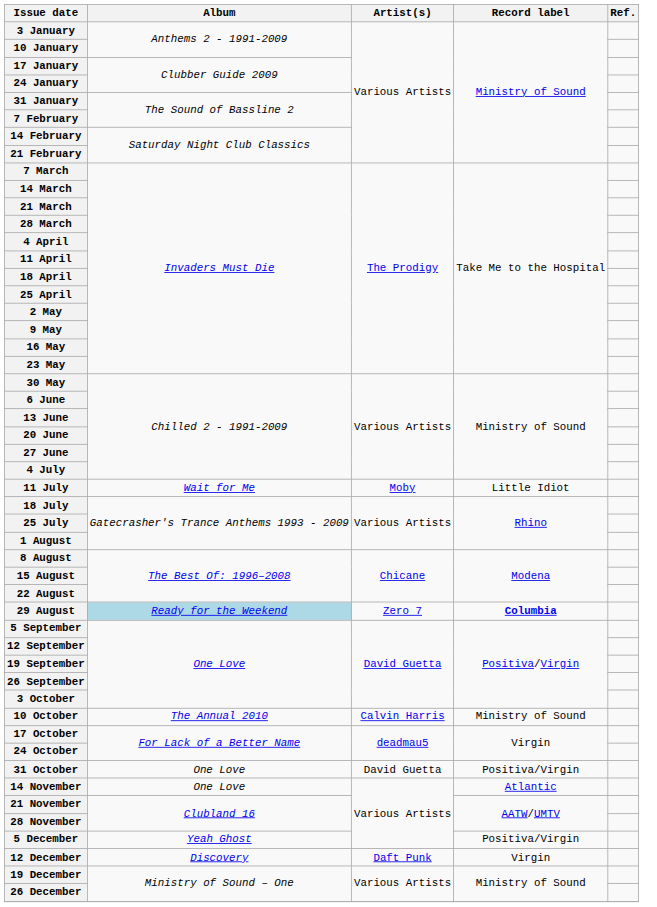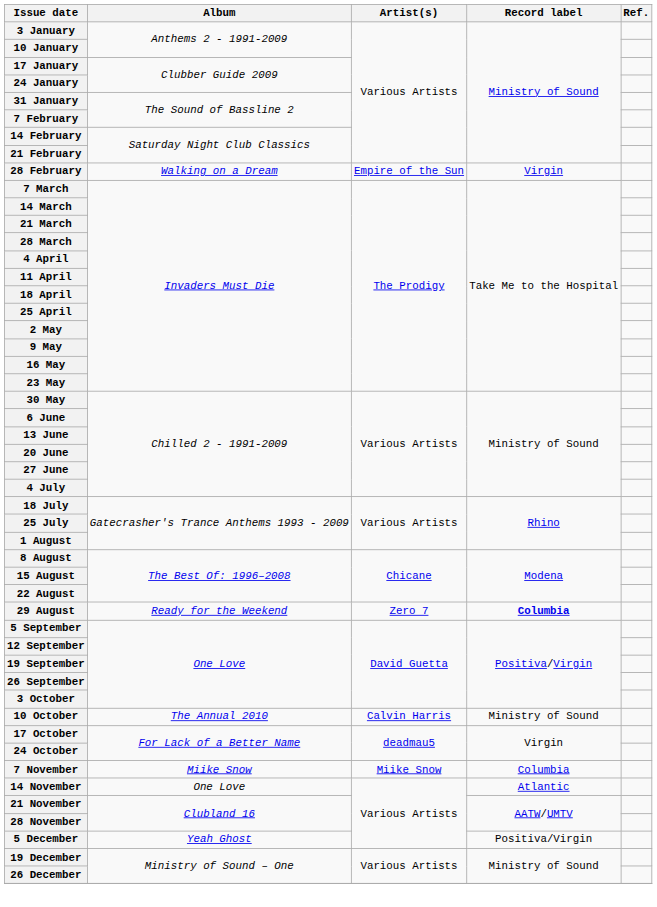+ row: (46, 171)
- row: (46, 488)
(219, 611) lightblue background -> (219, 611) no background
- row: (46, 769)
+ row: (46, 769)
- row: (46, 857)
